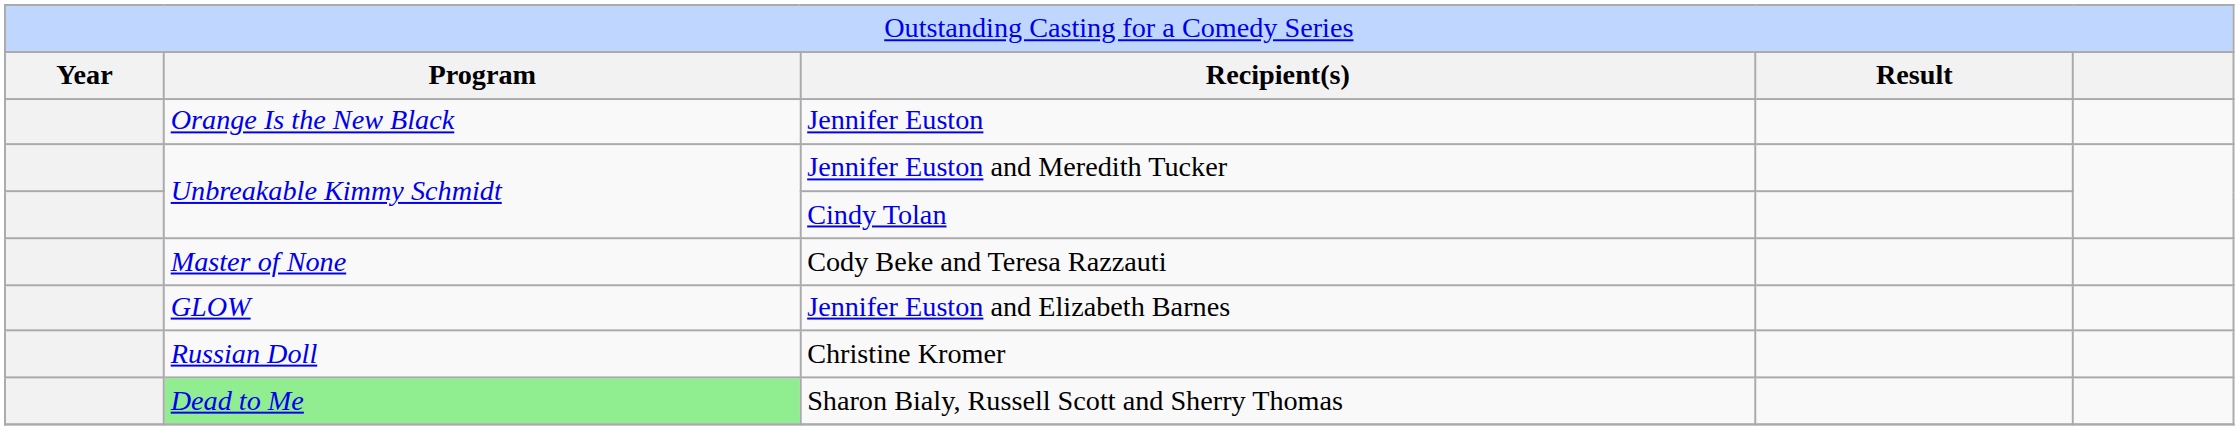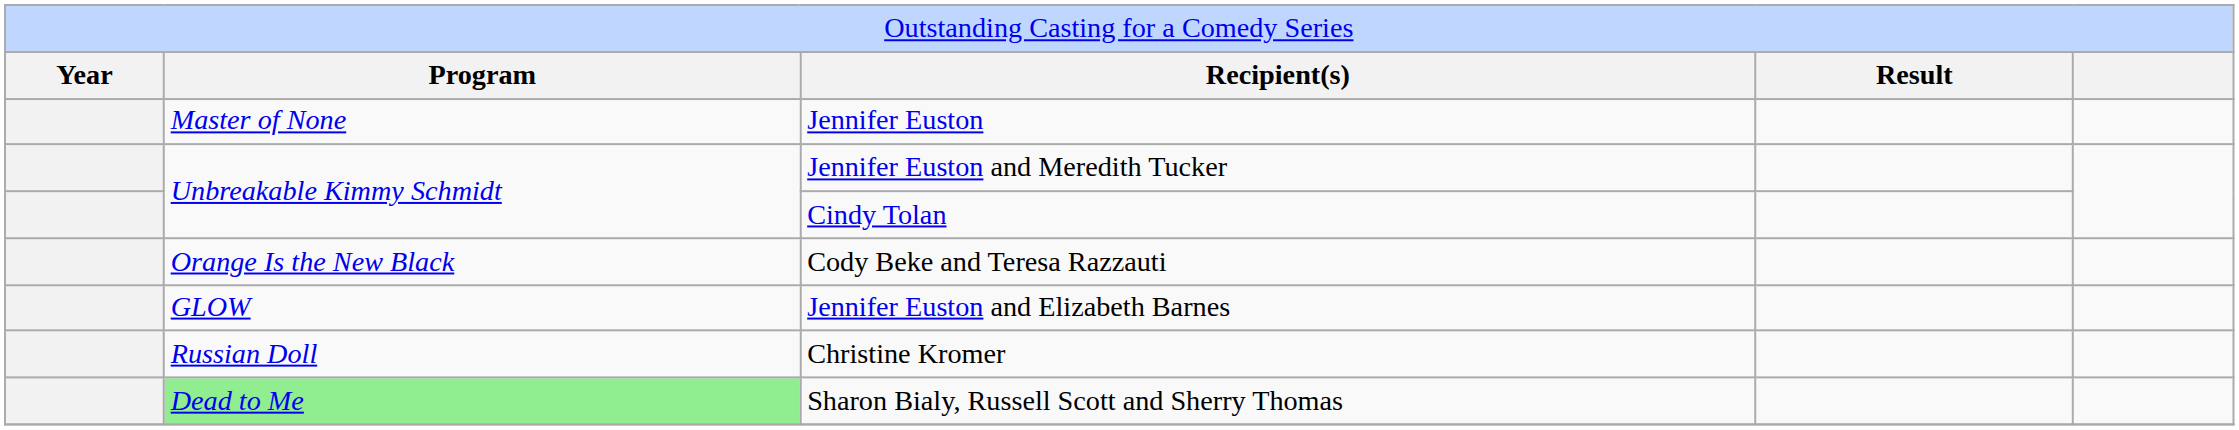(312, 121) Orange Is the New Black -> (258, 121) Master of None
(258, 260) Master of None -> (312, 260) Orange Is the New Black
